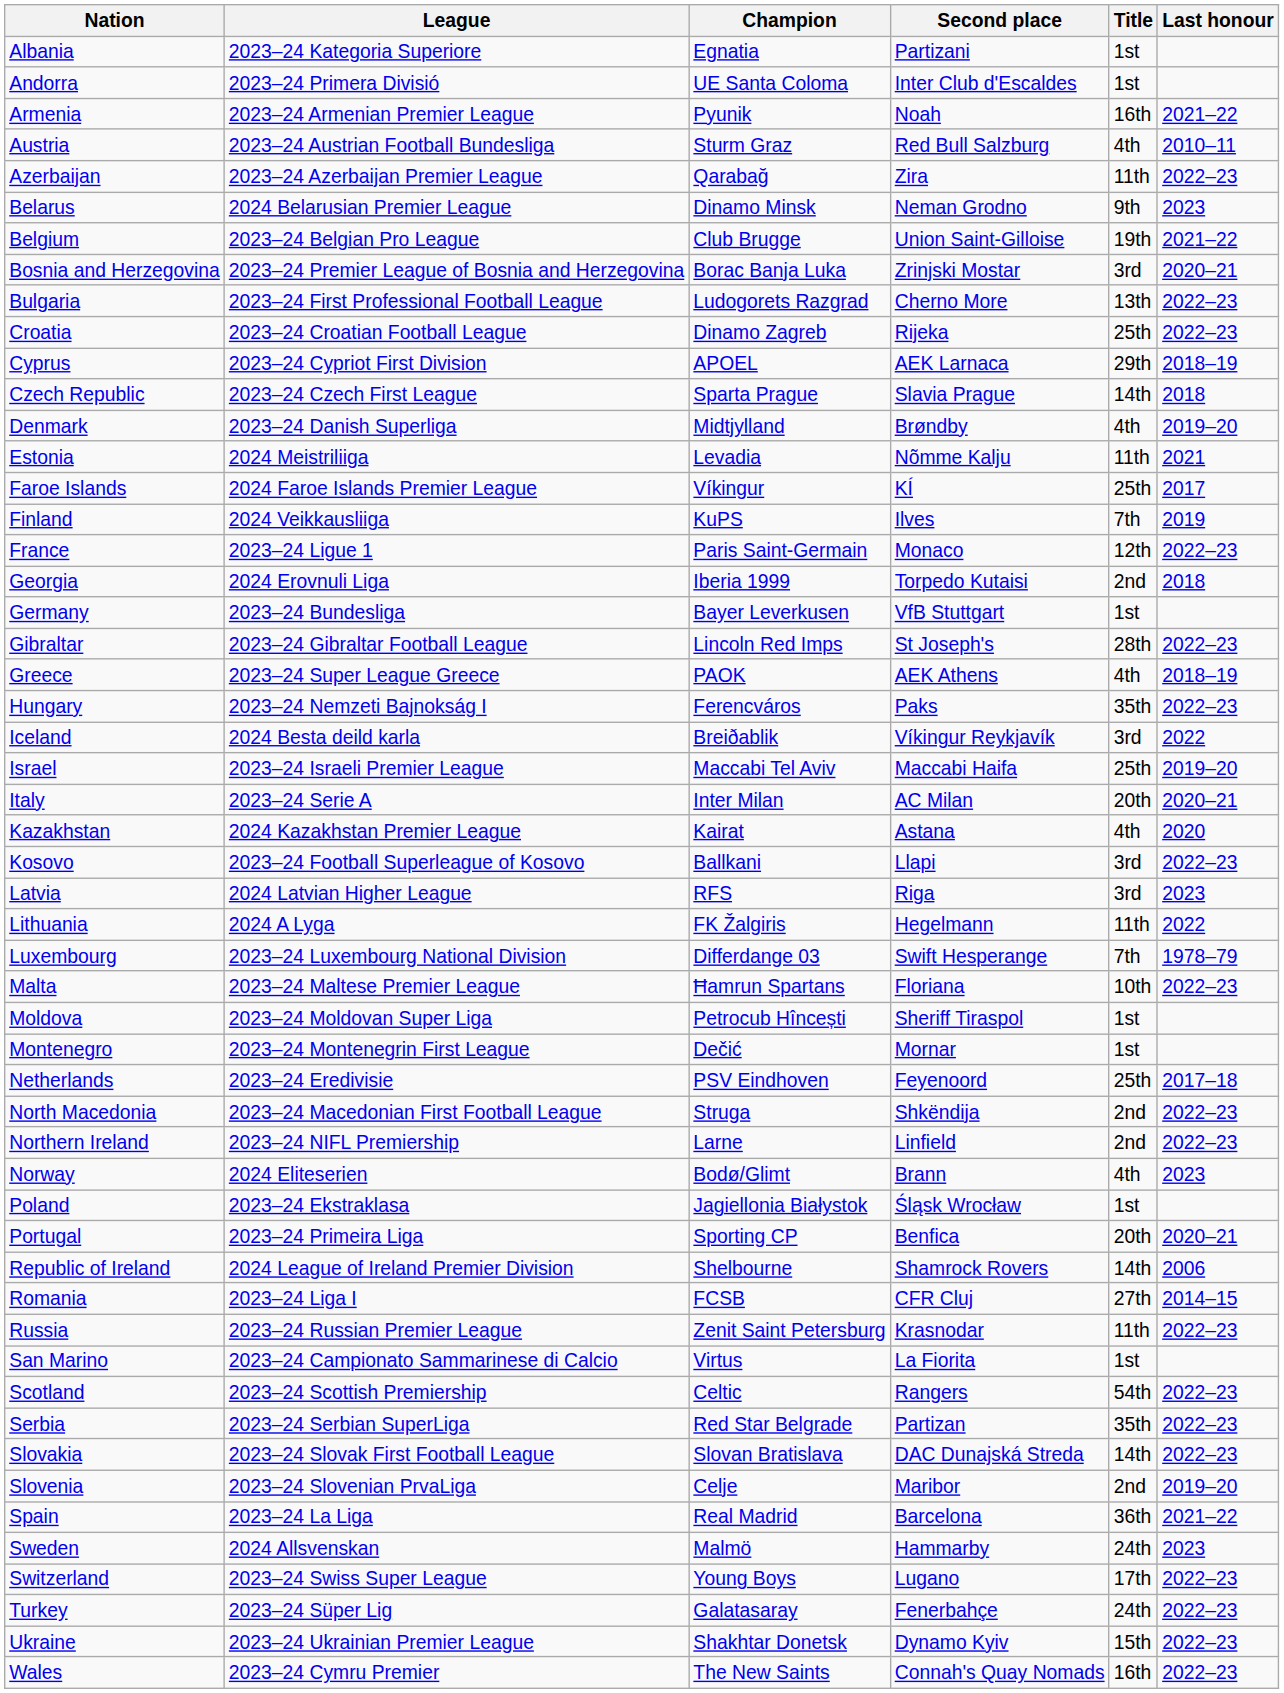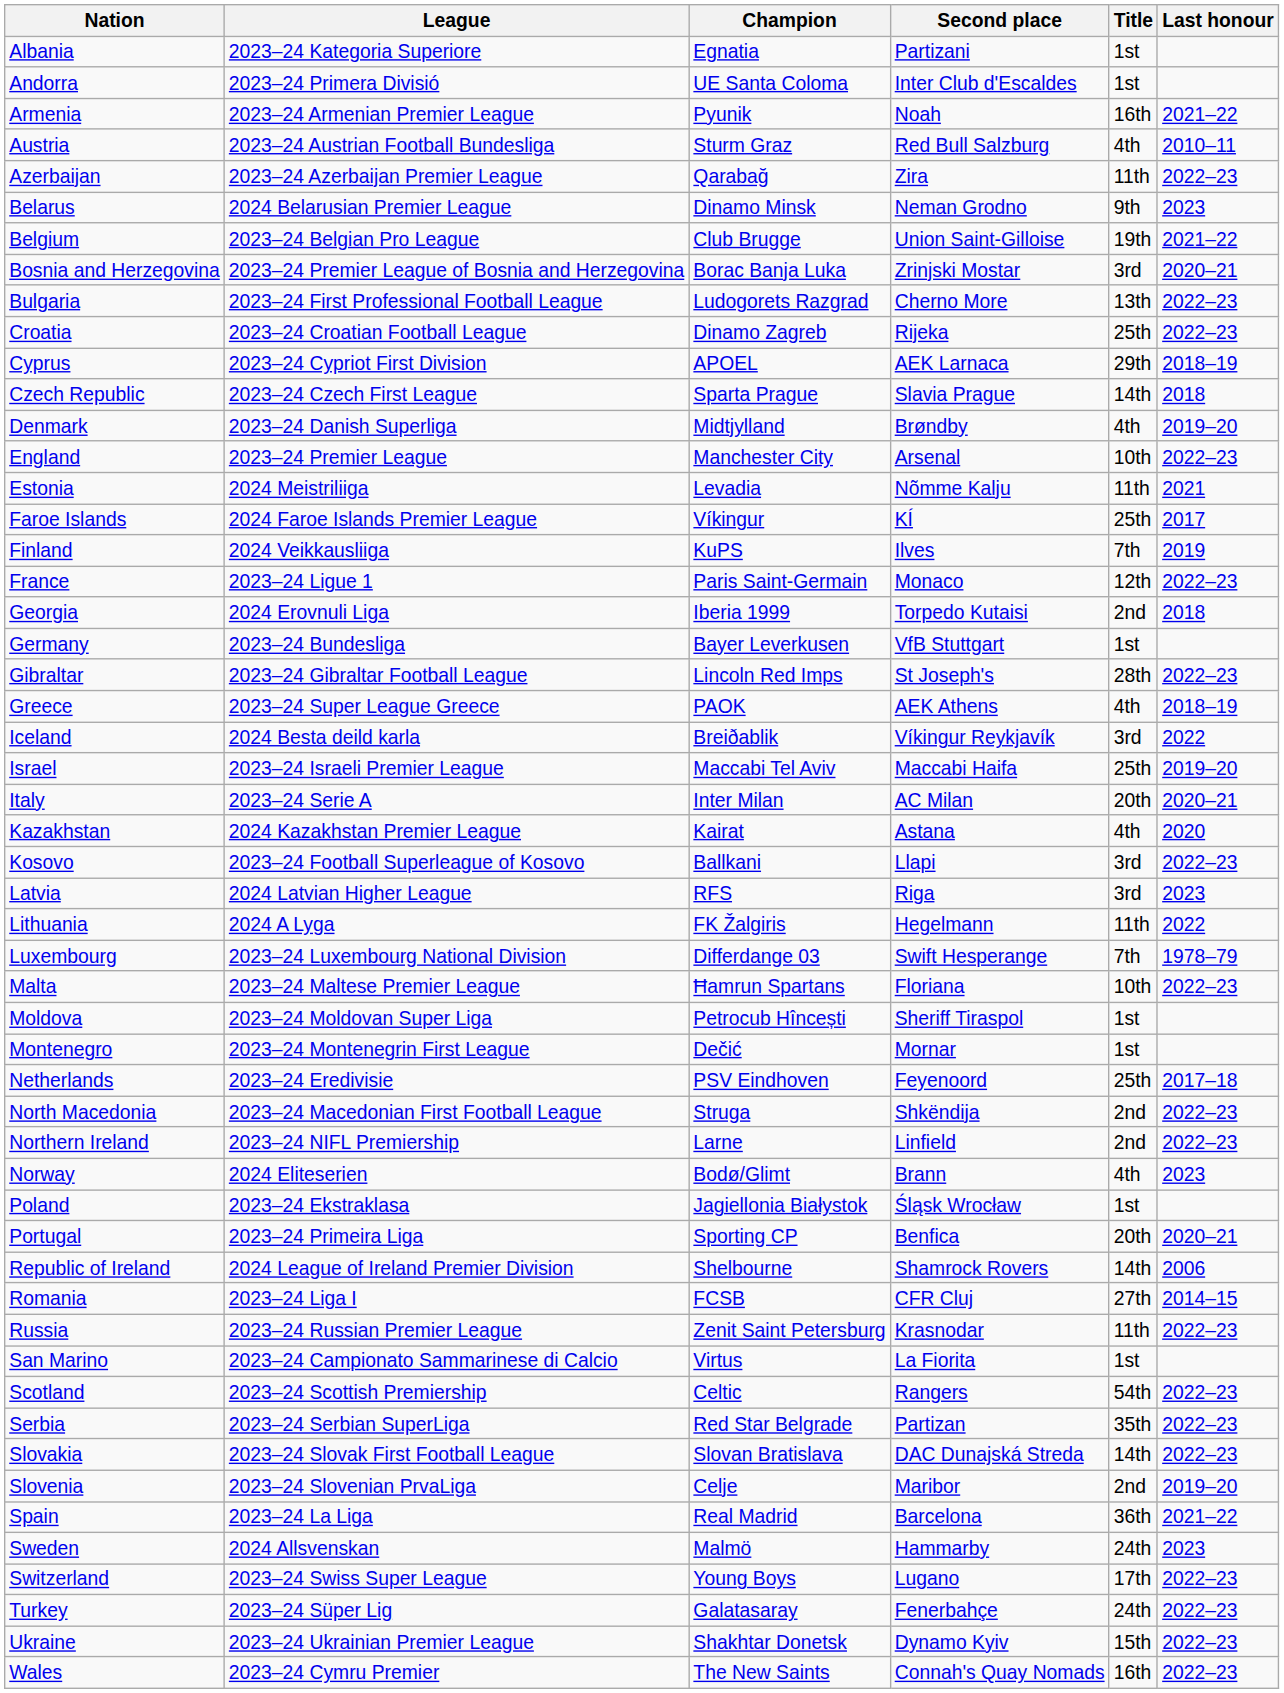+ row: (45, 457)
- row: (46, 706)
